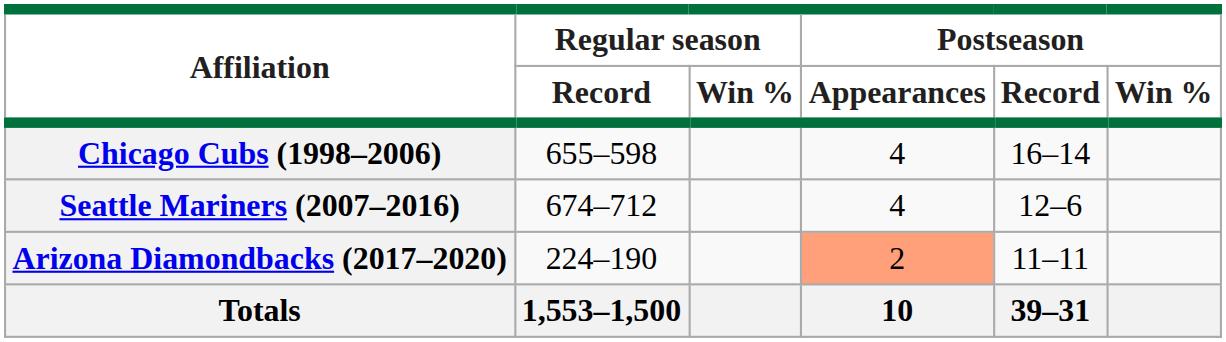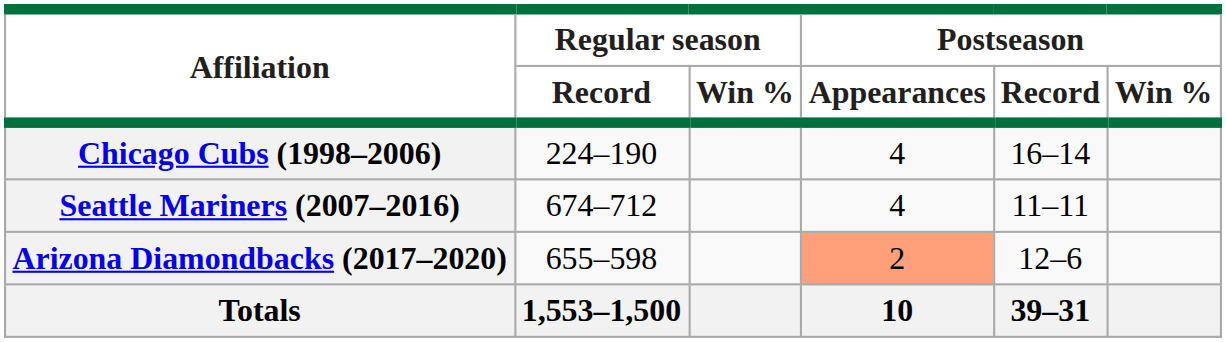(601, 153) 655–598 -> (601, 153) 224–190
(1050, 205) 12–6 -> (1050, 205) 11–11
(601, 258) 224–190 -> (601, 258) 655–598
(1050, 258) 11–11 -> (1050, 258) 12–6
